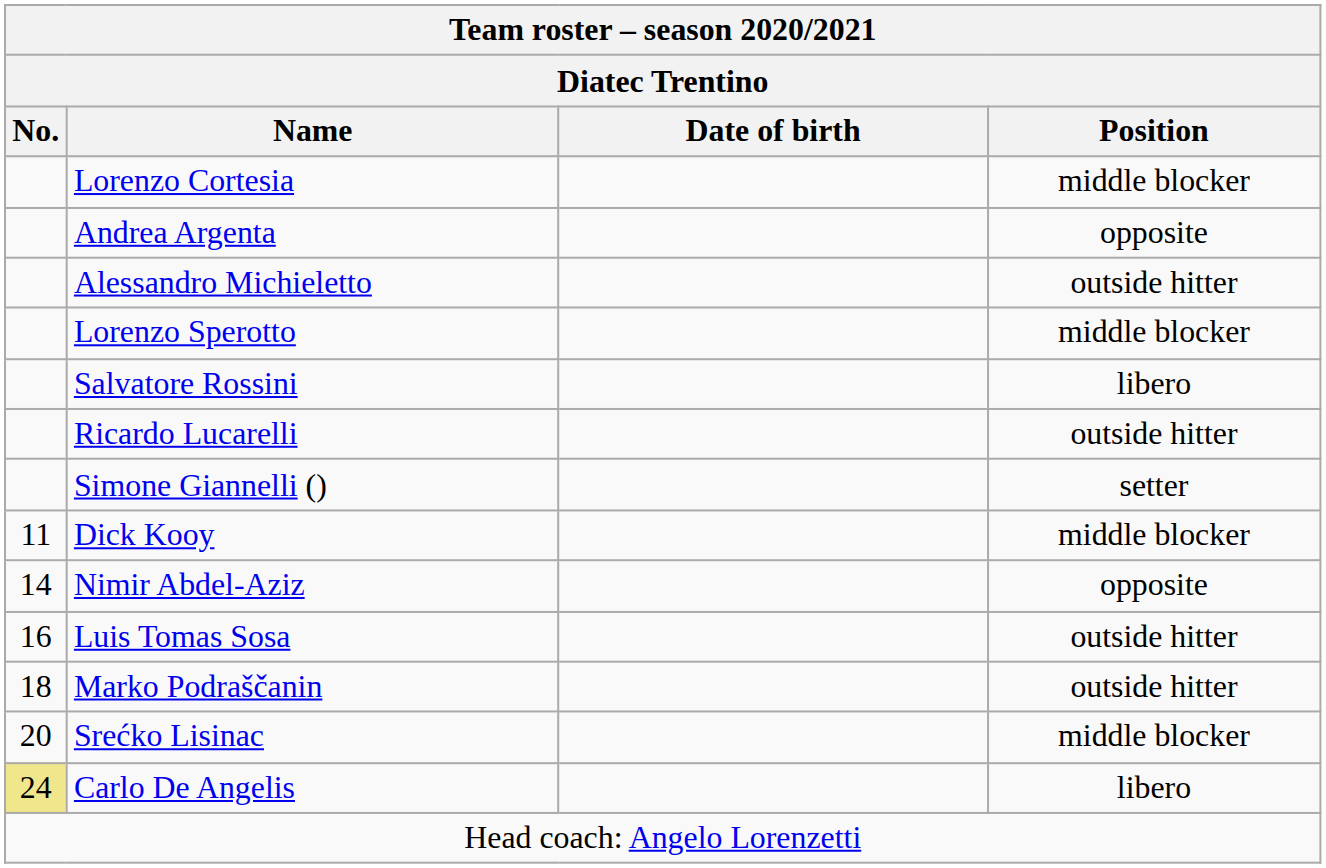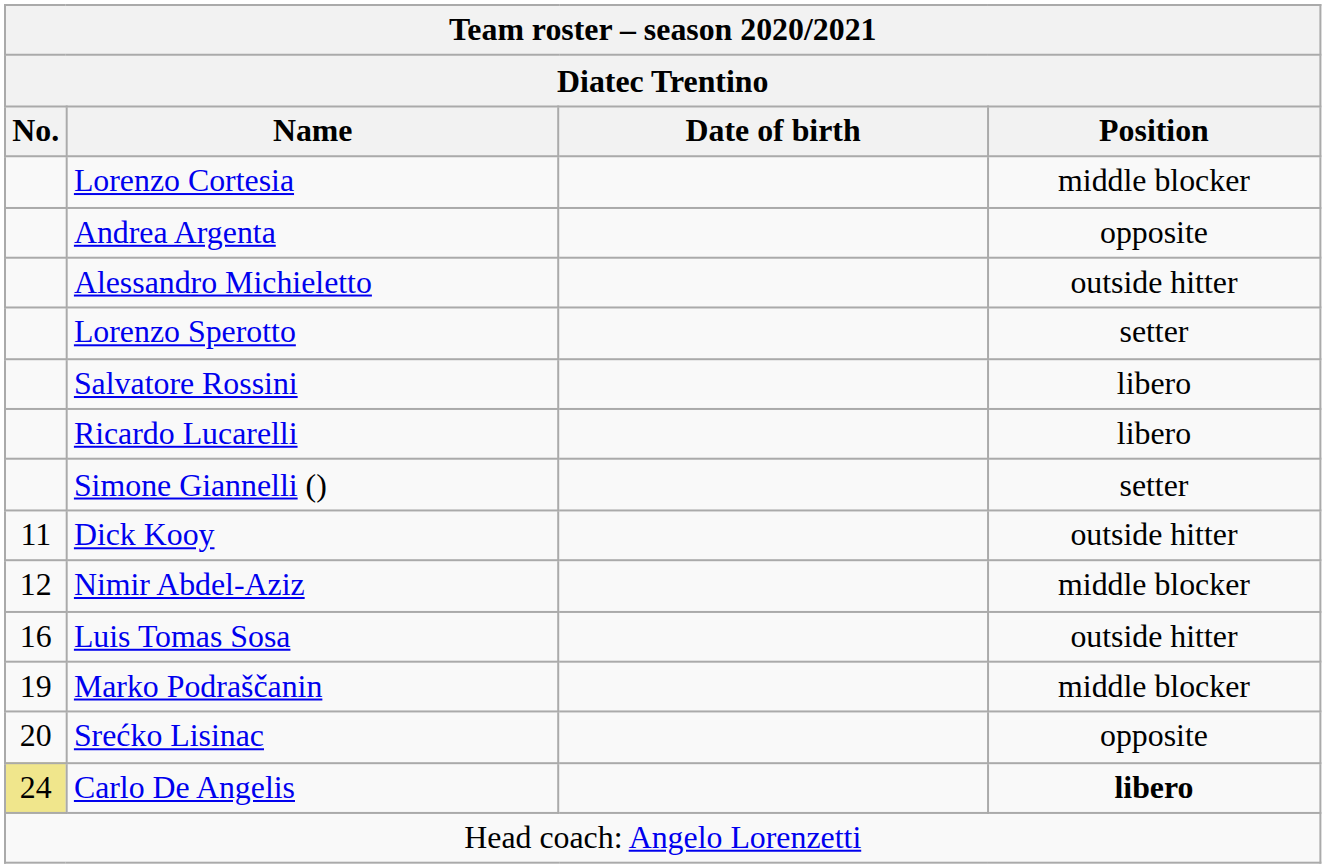(1154, 332) middle blocker -> (1154, 332) setter
(1154, 433) outside hitter -> (1154, 433) libero
(1154, 534) middle blocker -> (1154, 534) outside hitter
(36, 585) 14 -> (36, 585) 12
(1154, 585) opposite -> (1154, 585) middle blocker
(36, 686) 18 -> (36, 686) 19
(1154, 686) outside hitter -> (1154, 686) middle blocker
(1154, 736) middle blocker -> (1154, 736) opposite
(1154, 787) normal -> (1154, 787) bold
